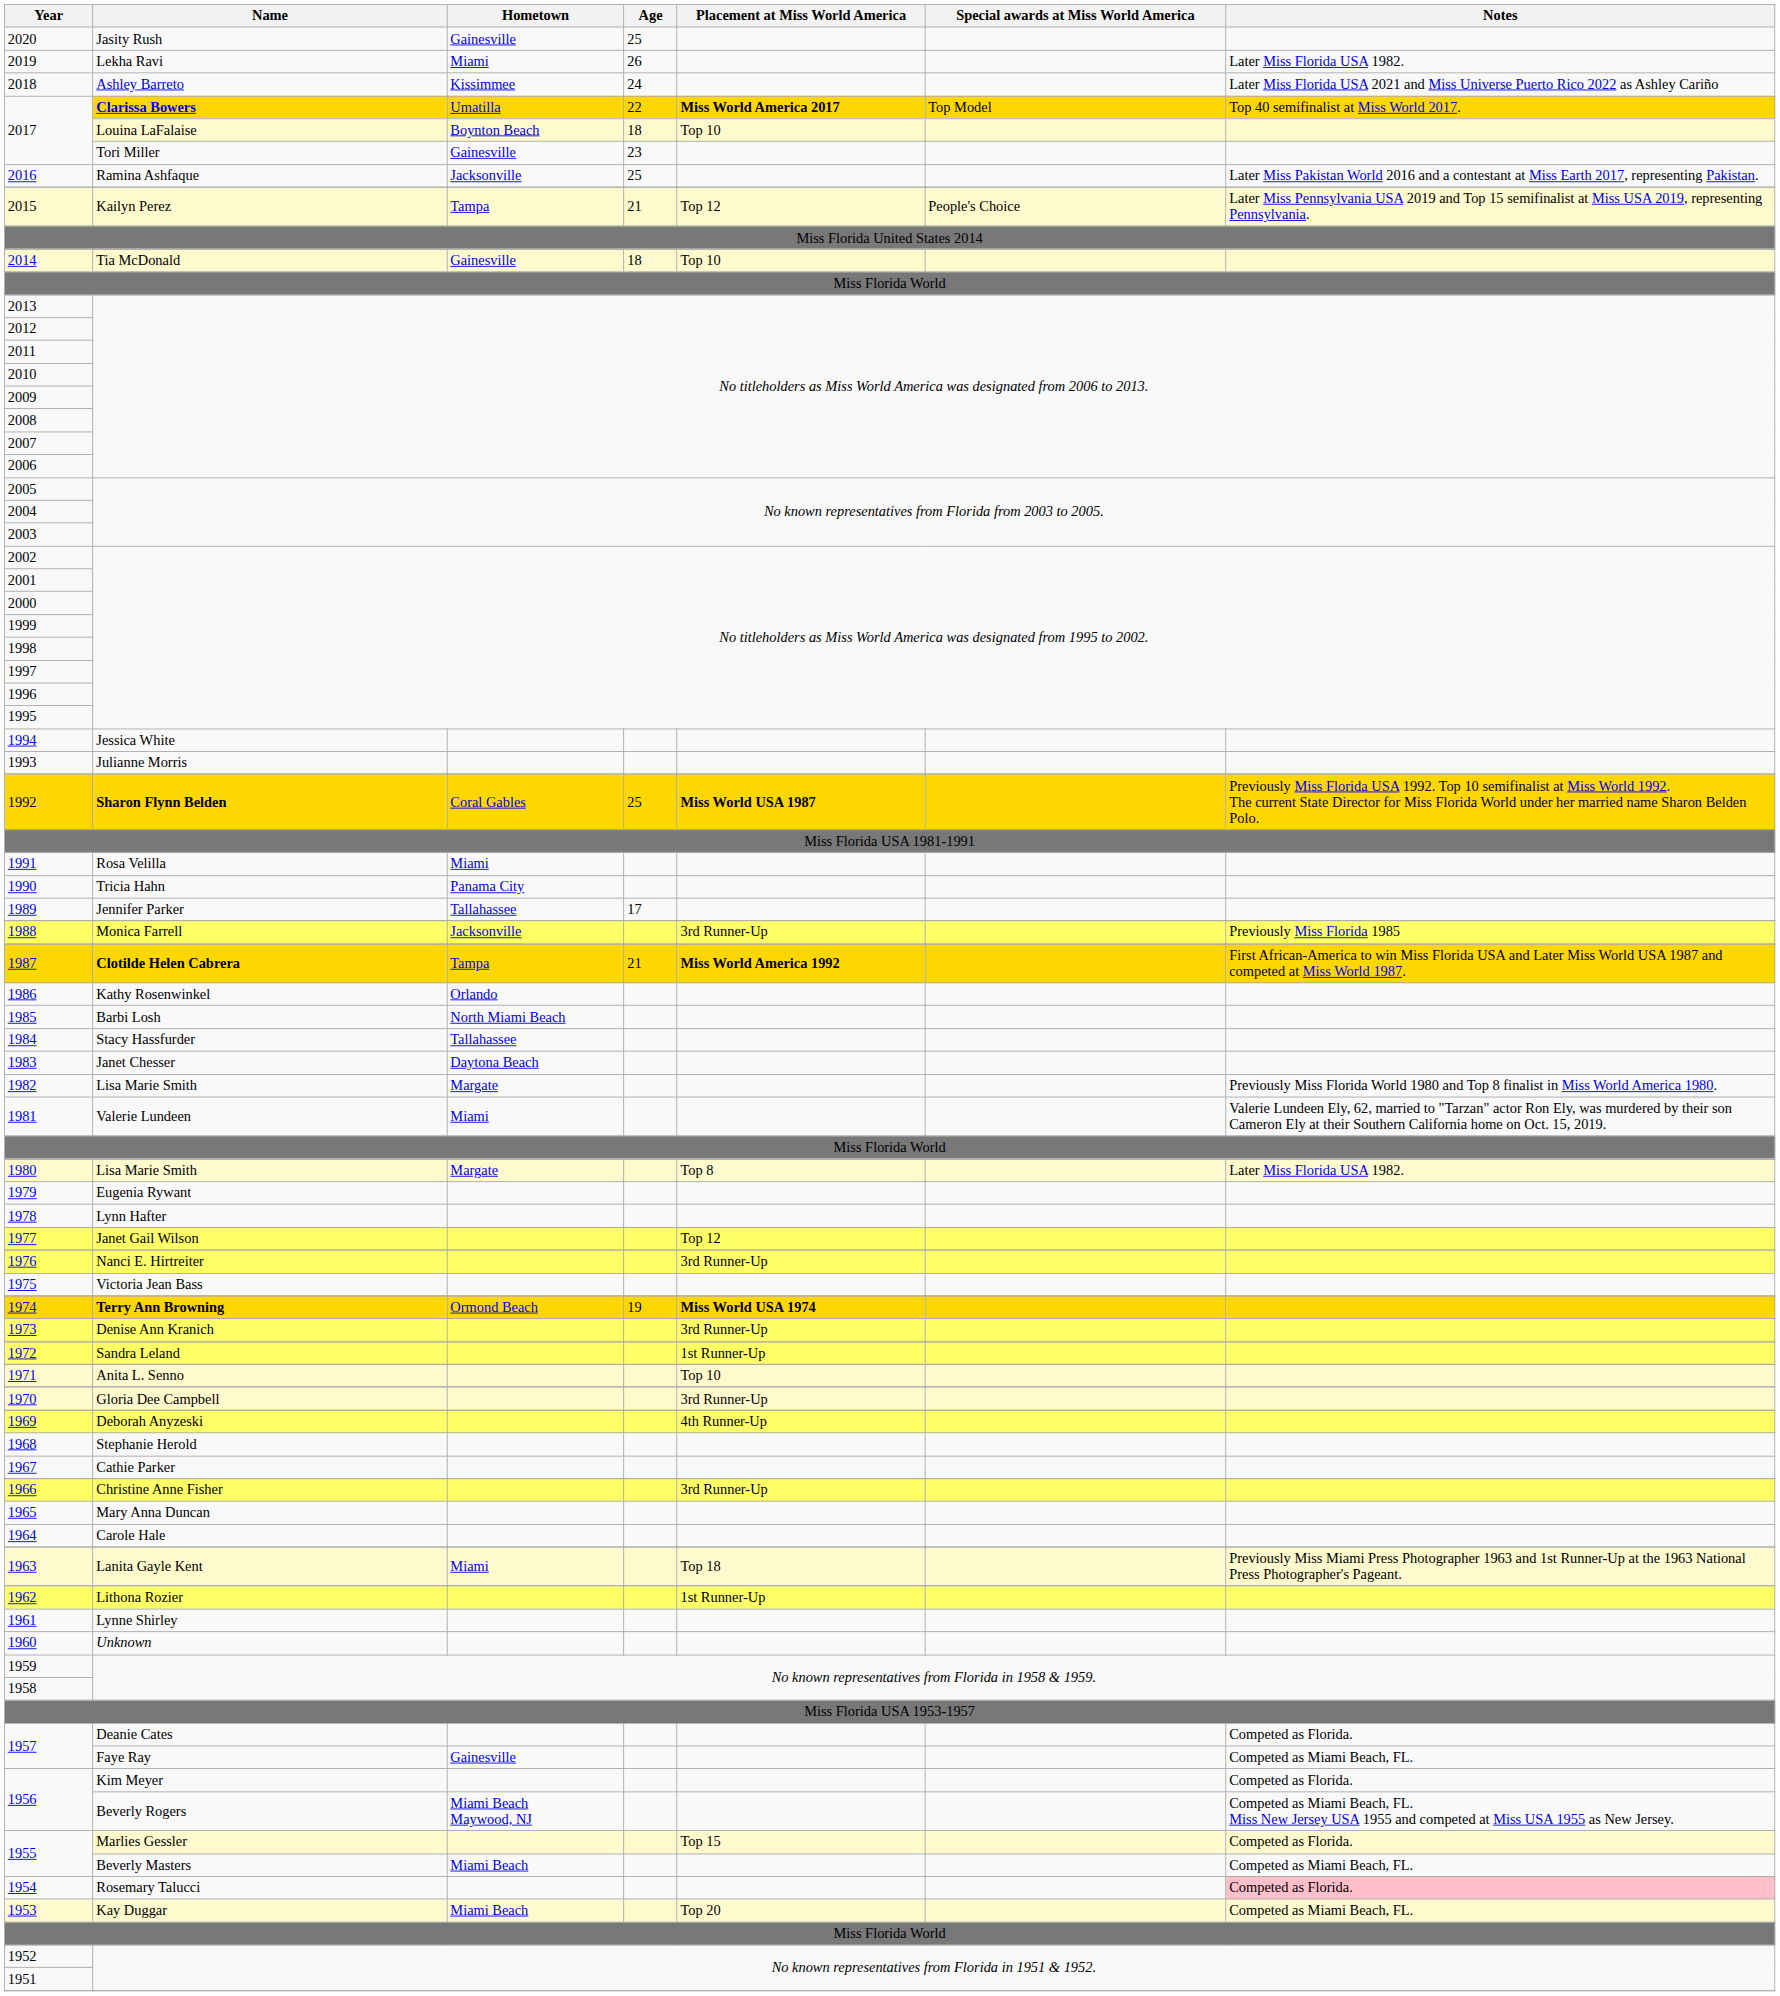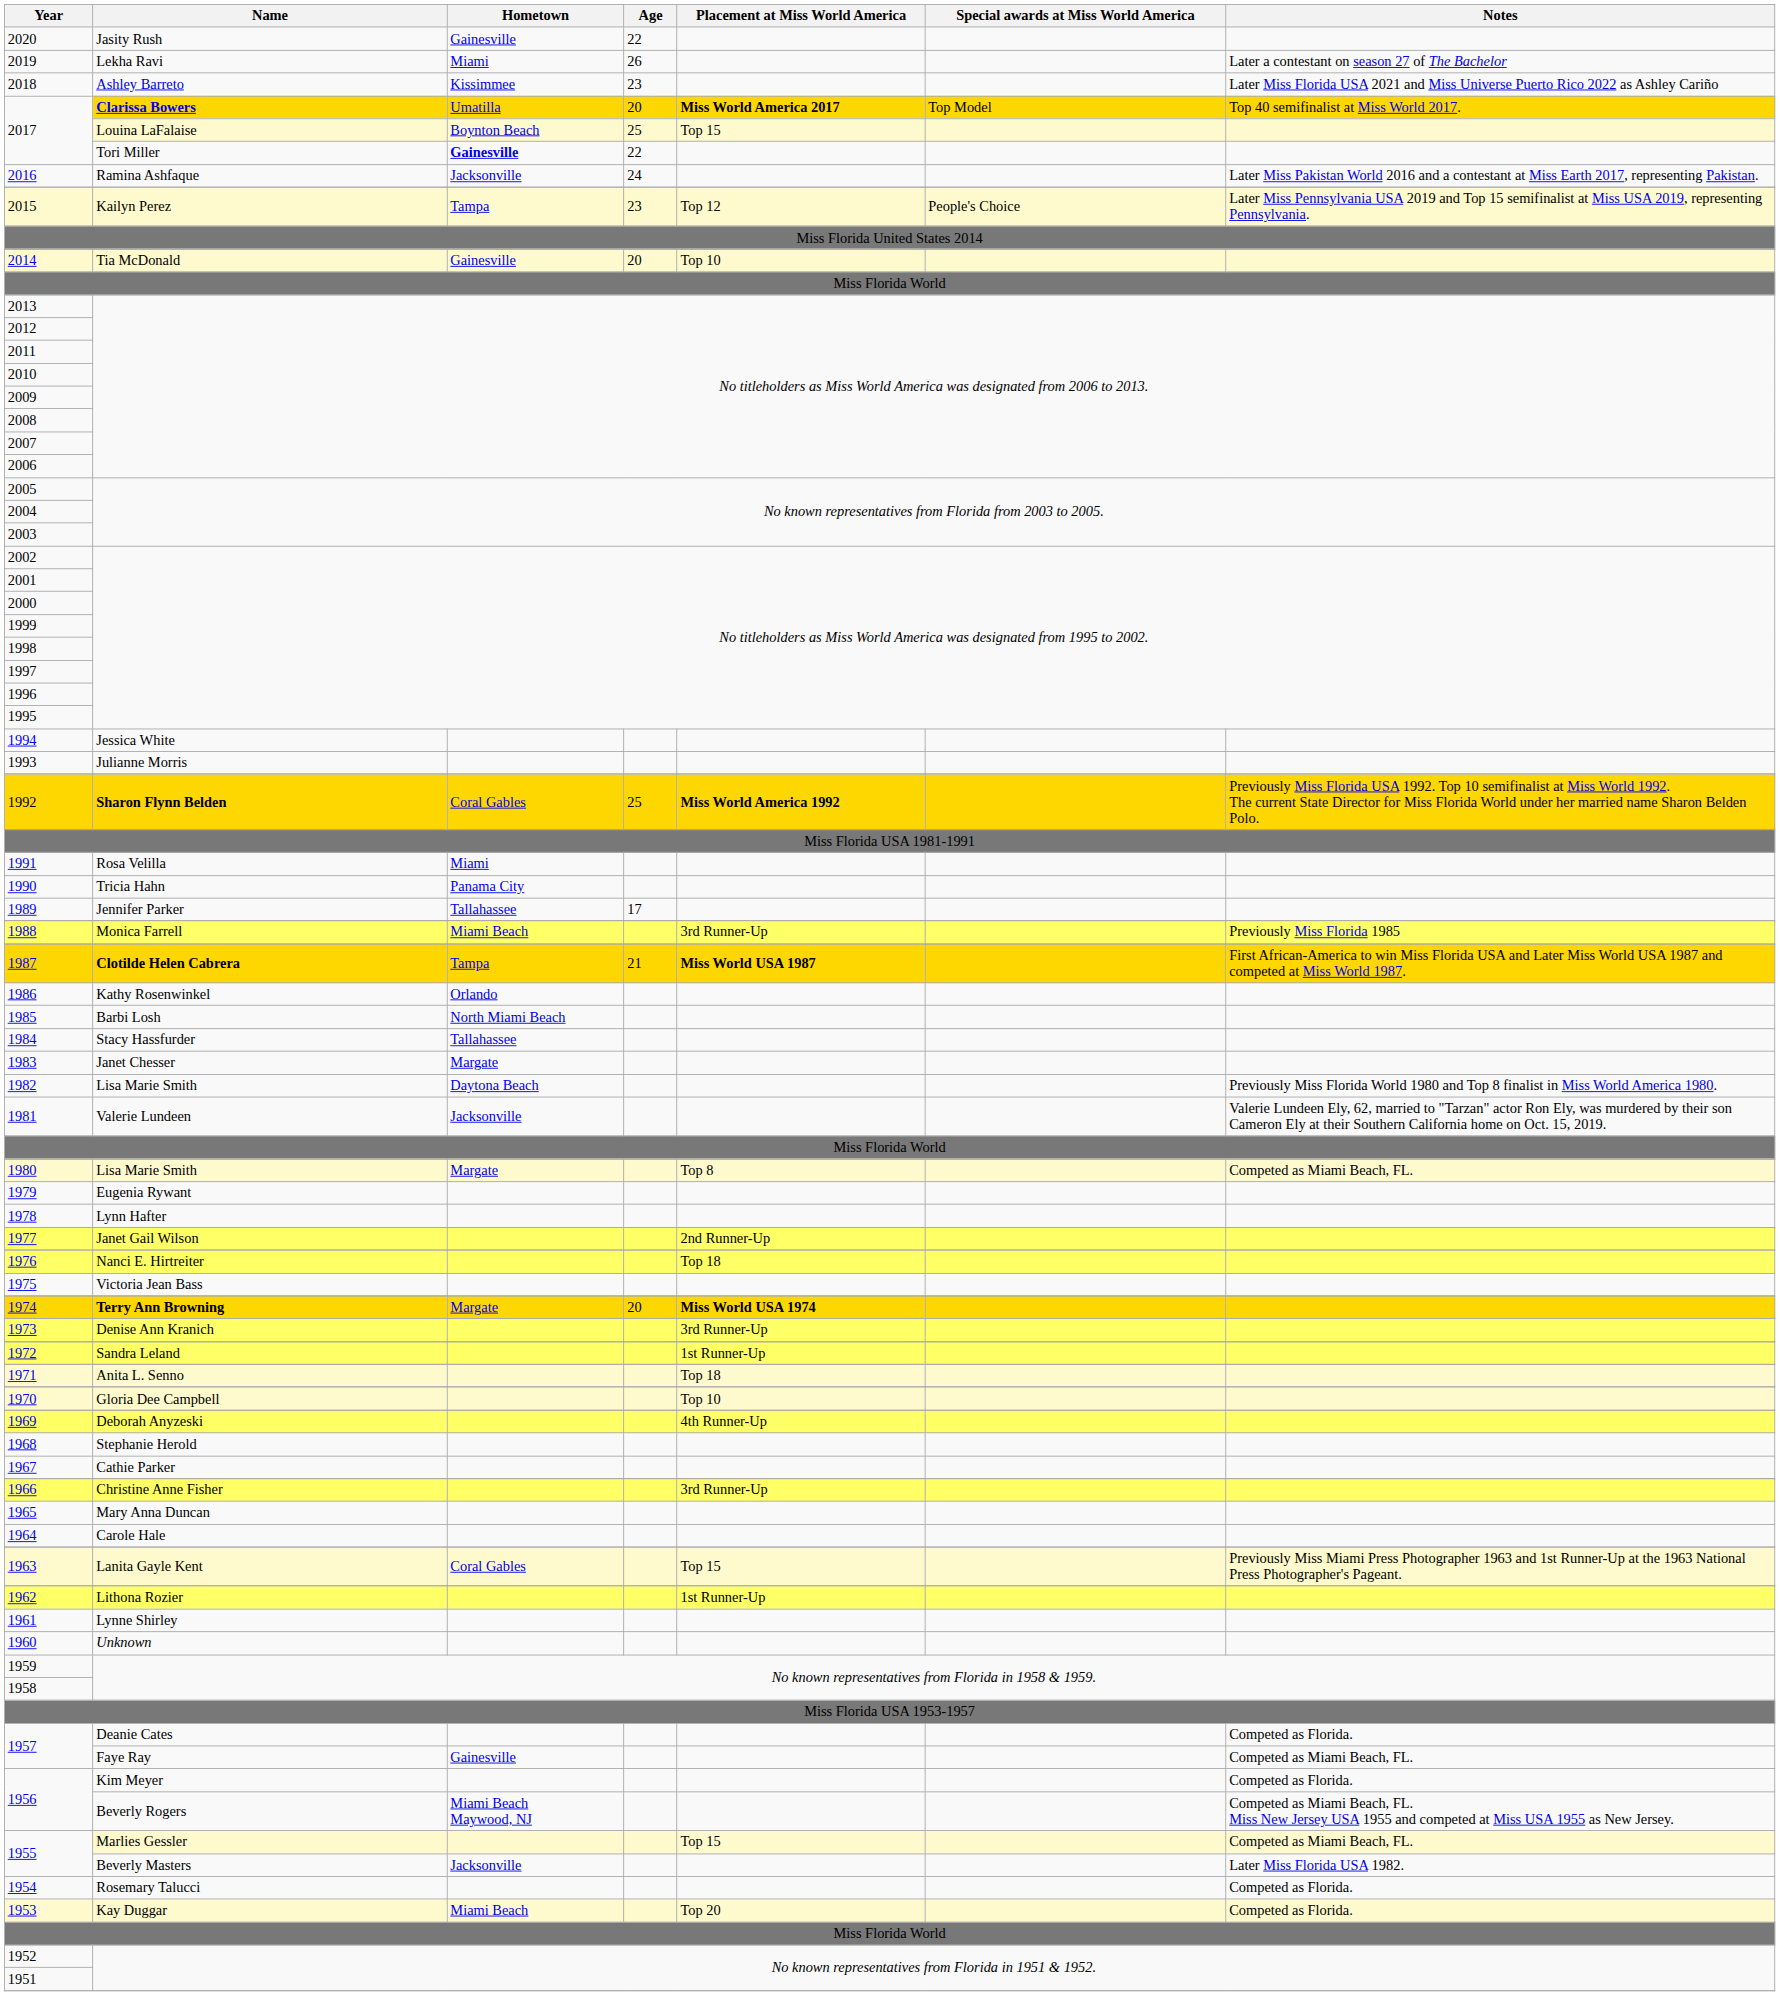(635, 38) 25 -> (635, 38) 22
(1317, 61) Later Miss Florida USA 1982. -> (1368, 61) Later a contestant on season 27 of The Bachelor
(635, 84) 24 -> (635, 84) 23
(635, 107) 22 -> (635, 107) 20
(635, 130) 18 -> (635, 130) 25
(701, 130) Top 10 -> (701, 130) Top 15
(483, 152) normal -> (484, 152) bold
(635, 152) 23 -> (635, 152) 22
(635, 175) 25 -> (635, 175) 24
(635, 206) 21 -> (635, 206) 23
(635, 260) 18 -> (635, 260) 20
(748, 801) Miss World USA 1987 -> (760, 801) Miss World America 1992
(486, 932) Jacksonville -> (489, 932) Miami Beach
(760, 963) Miss World America 1992 -> (748, 963) Miss World USA 1987
(495, 1062) Daytona Beach -> (474, 1062) Margate
(474, 1085) Margate -> (495, 1085) Daytona Beach
(470, 1116) Miami -> (486, 1116) Jacksonville
(1317, 1170) Later Miss Florida USA 1982. -> (1321, 1170) Competed as Miami Beach, FL.
(701, 1238) Top 12 -> (725, 1238) 2nd Runner-Up
(724, 1261) 3rd Runner-Up -> (701, 1261) Top 18
(494, 1307) Ormond Beach -> (474, 1307) Margate
(635, 1307) 19 -> (635, 1307) 20
(701, 1375) Top 10 -> (701, 1375) Top 18
(724, 1398) 3rd Runner-Up -> (701, 1398) Top 10
(470, 1566) Miami -> (488, 1566) Coral Gables
(701, 1566) Top 18 -> (701, 1566) Top 15
(1291, 1842) Competed as Florida. -> (1321, 1842) Competed as Miami Beach, FL.
(489, 1864) Miami Beach -> (486, 1864) Jacksonville
(1321, 1864) Competed as Miami Beach, FL. -> (1317, 1864) Later Miss Florida USA 1982.
(1291, 1887) pink background -> (1291, 1887) no background
(1321, 1910) Competed as Miami Beach, FL. -> (1291, 1910) Competed as Florida.
